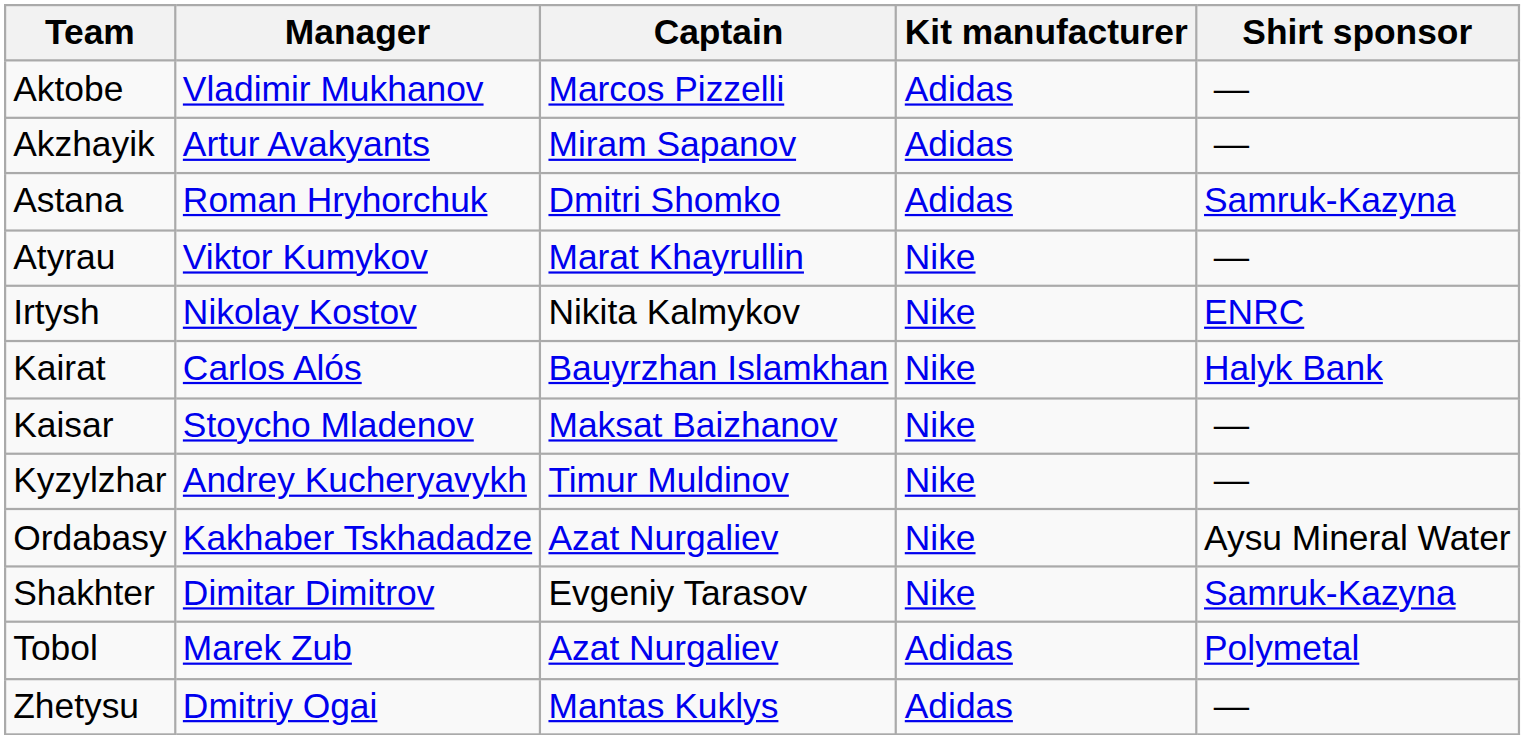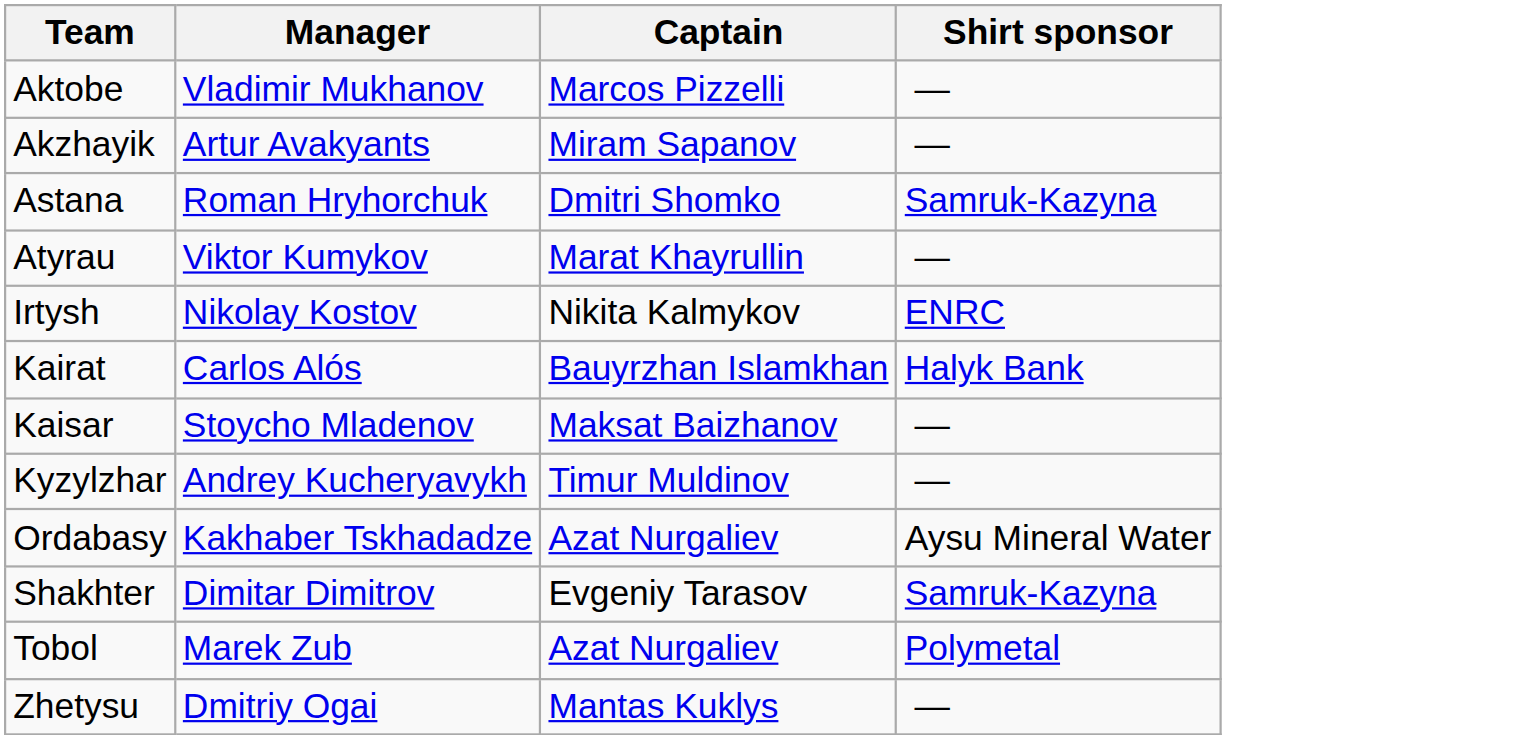- column: (1046, 32)
